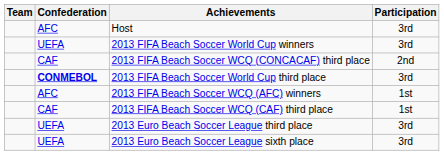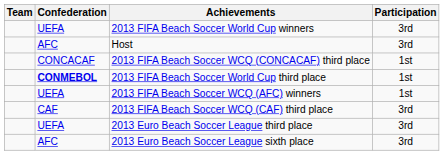rows swapped: (122, 28) <-> (213, 45)
(48, 61) CAF -> (66, 61) CONCACAF
(406, 61) 2nd -> (406, 61) 1st
(406, 77) 3rd -> (406, 77) 1st
(48, 93) AFC -> (51, 93) UEFA
(406, 110) 1st -> (406, 110) 3rd
(51, 142) UEFA -> (48, 142) AFC
